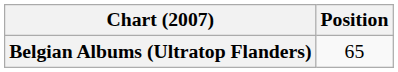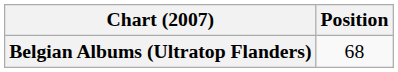(354, 51) 65 -> (354, 51) 68
